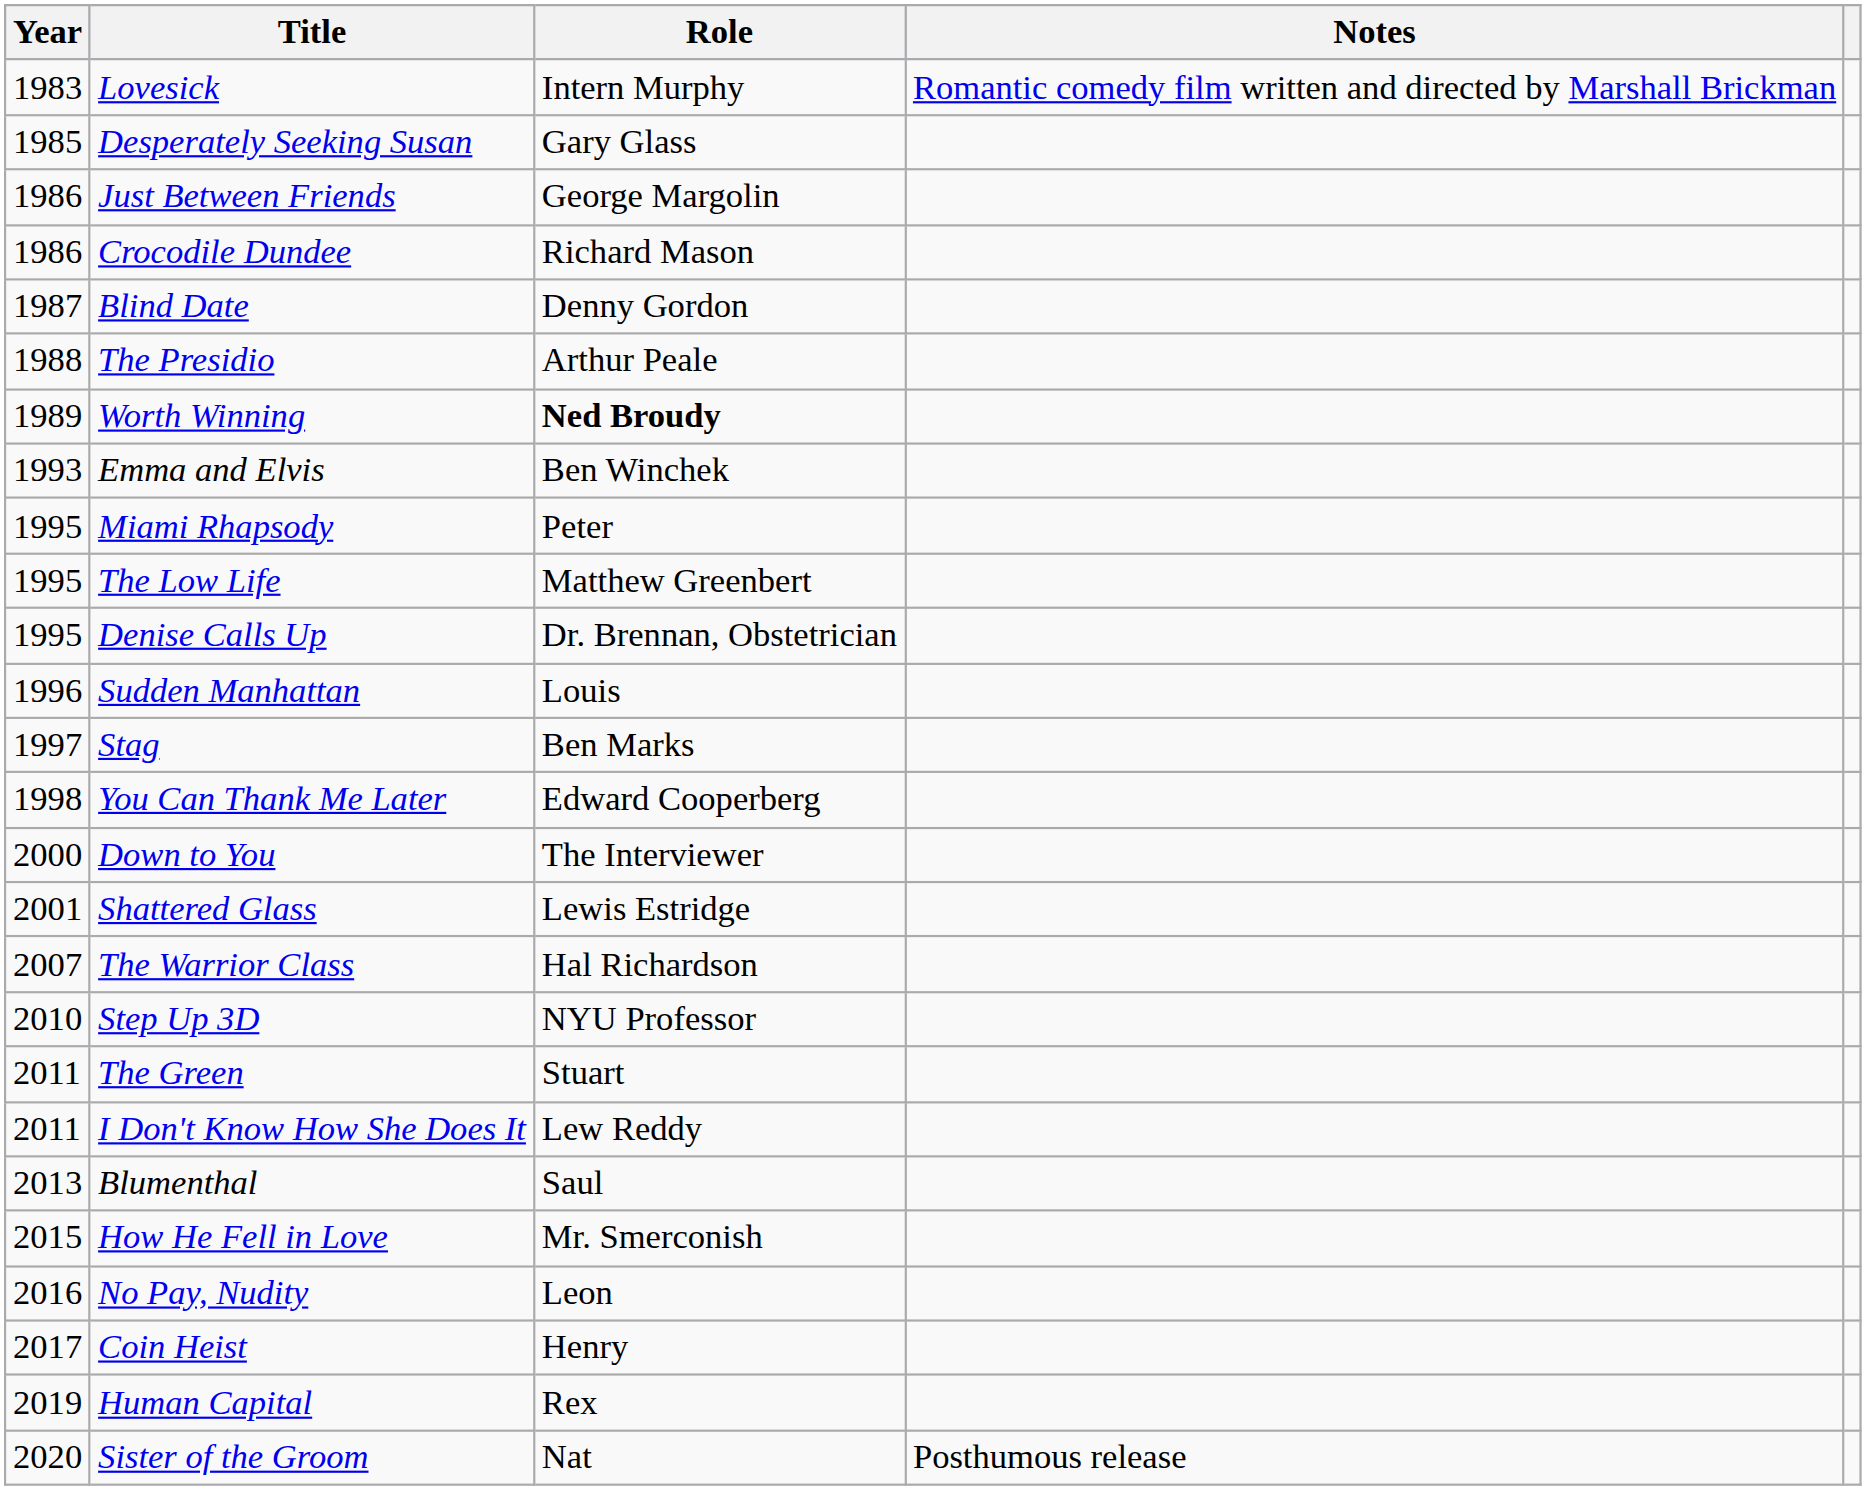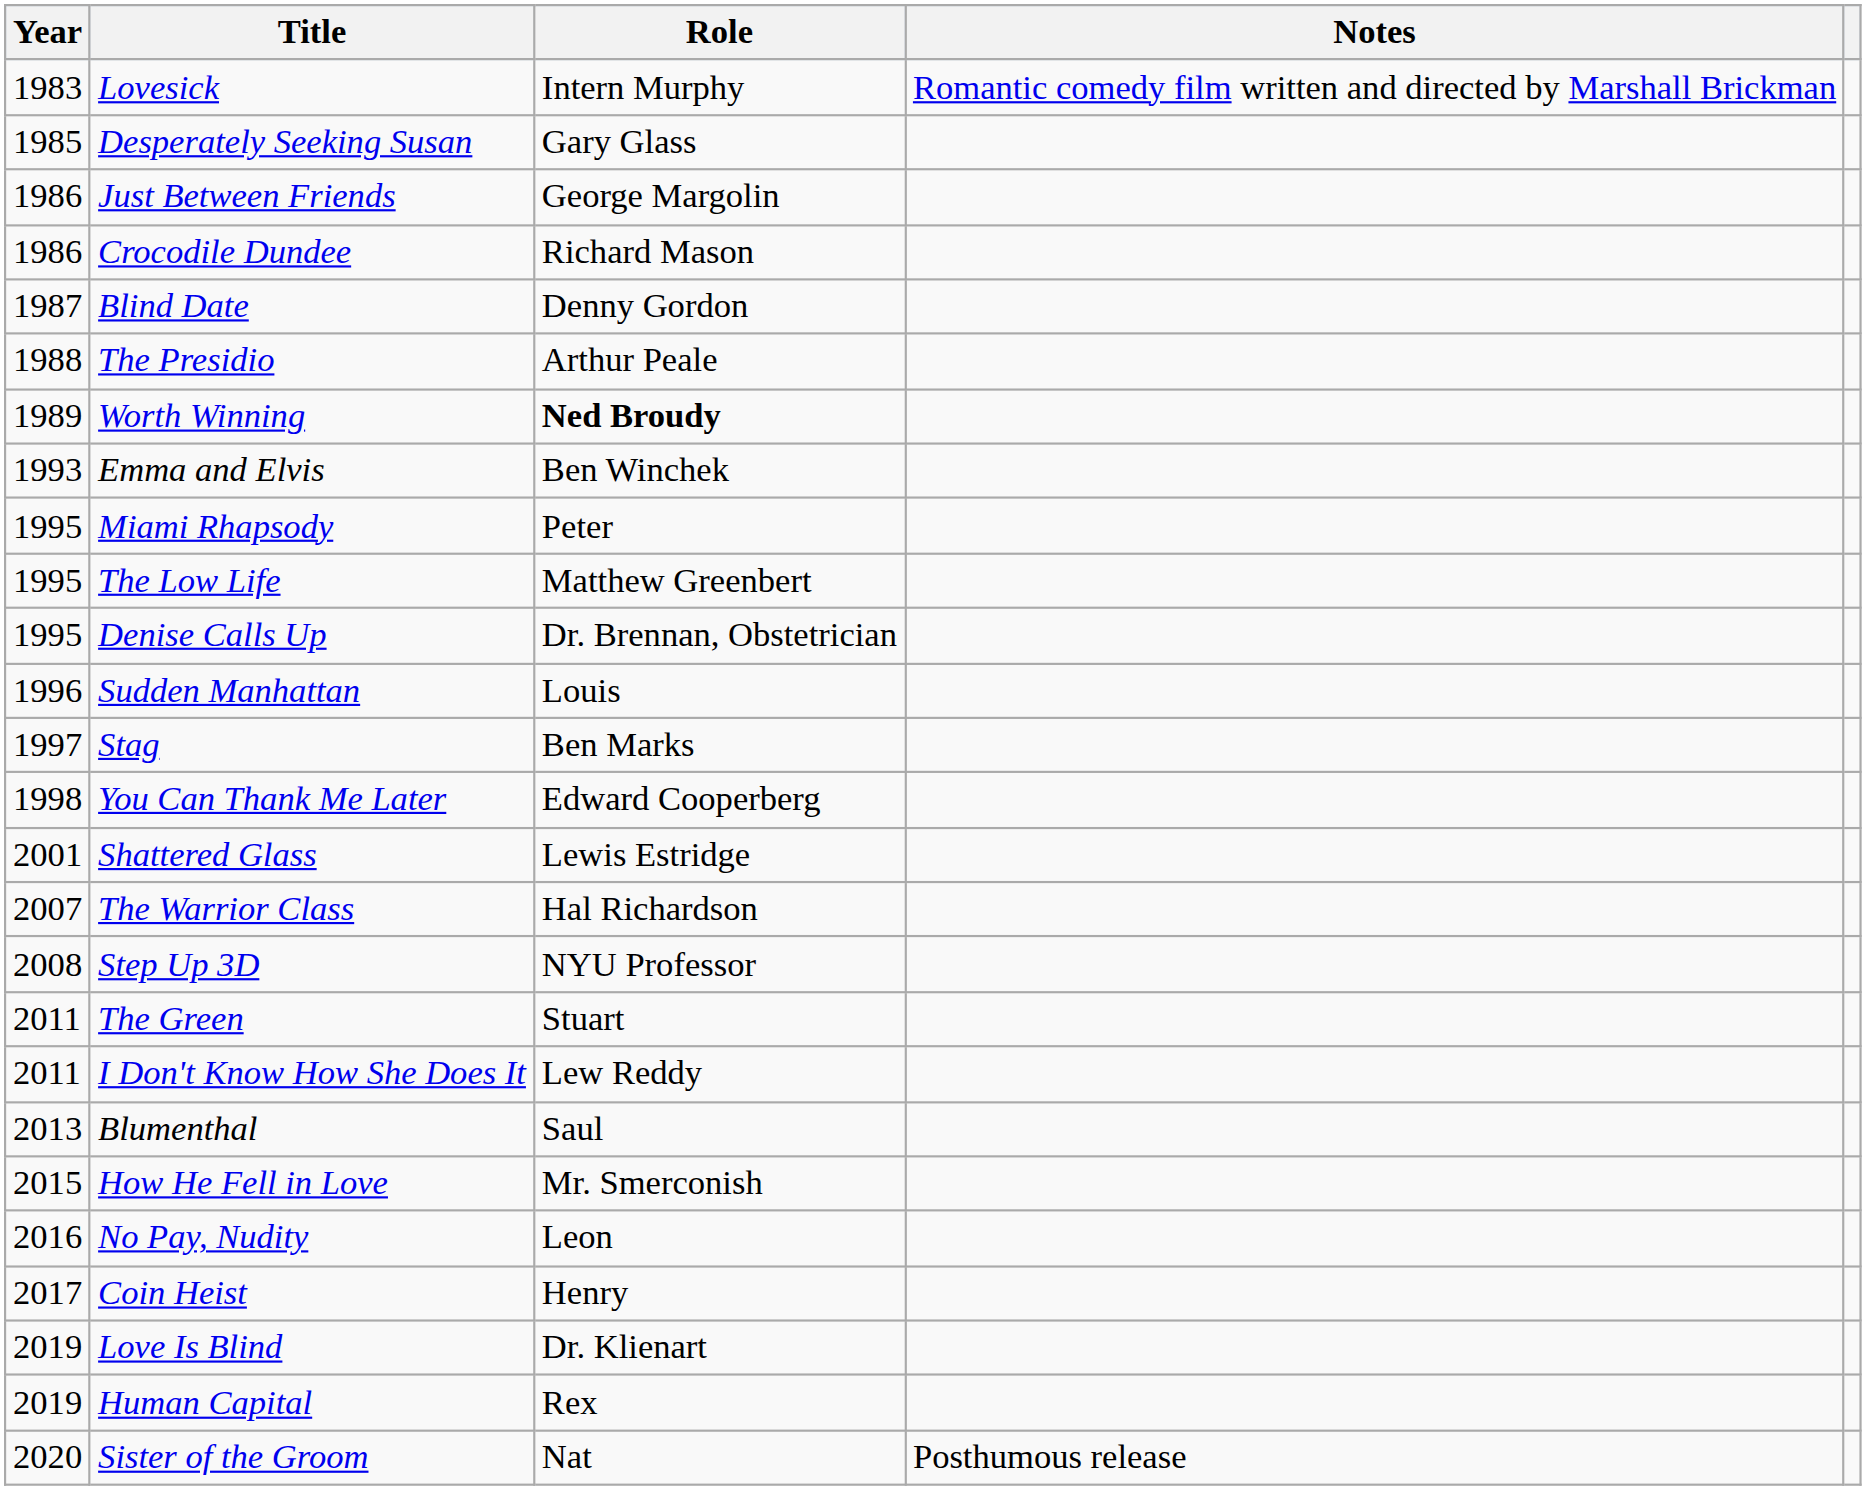- row: (187, 854)
(48, 1018) 2010 -> (48, 963) 2008
+ row: (190, 1347)
